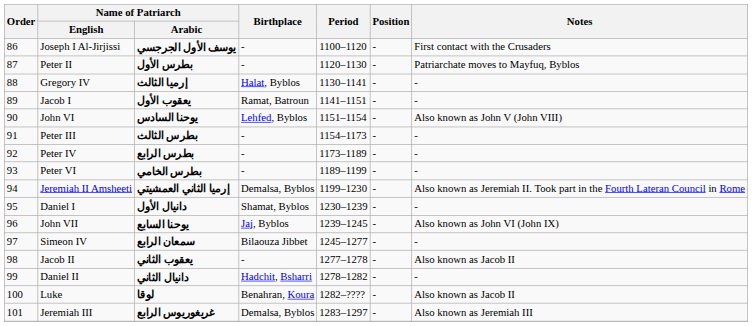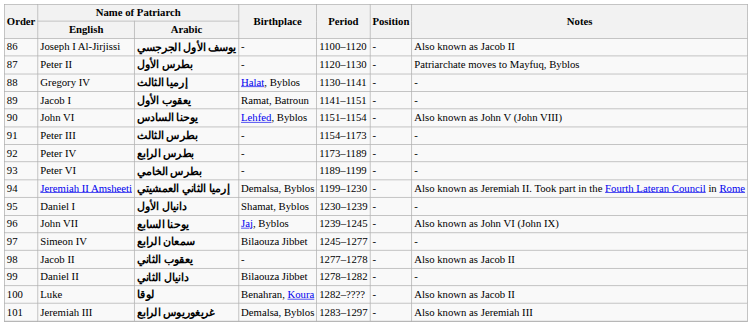(482, 47) First contact with the Crusaders -> (465, 47) Also known as Jacob II
(276, 277) Hadchit, Bsharri -> (274, 277) Bilaouza Jibbet
